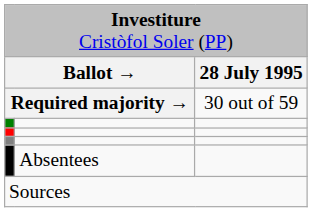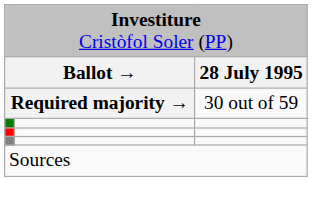- row: (10, 161)
